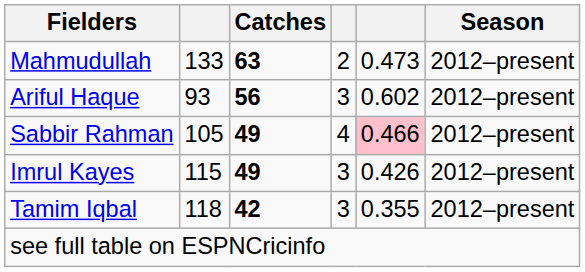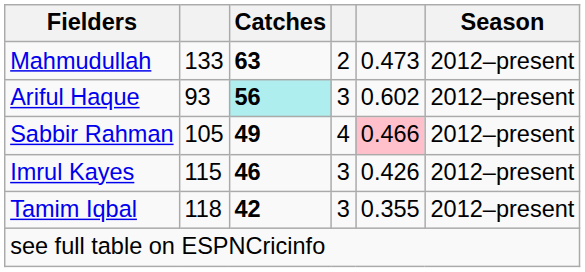(248, 97) no background -> (248, 97) paleturquoise background
(248, 172) 49 -> (248, 172) 46
